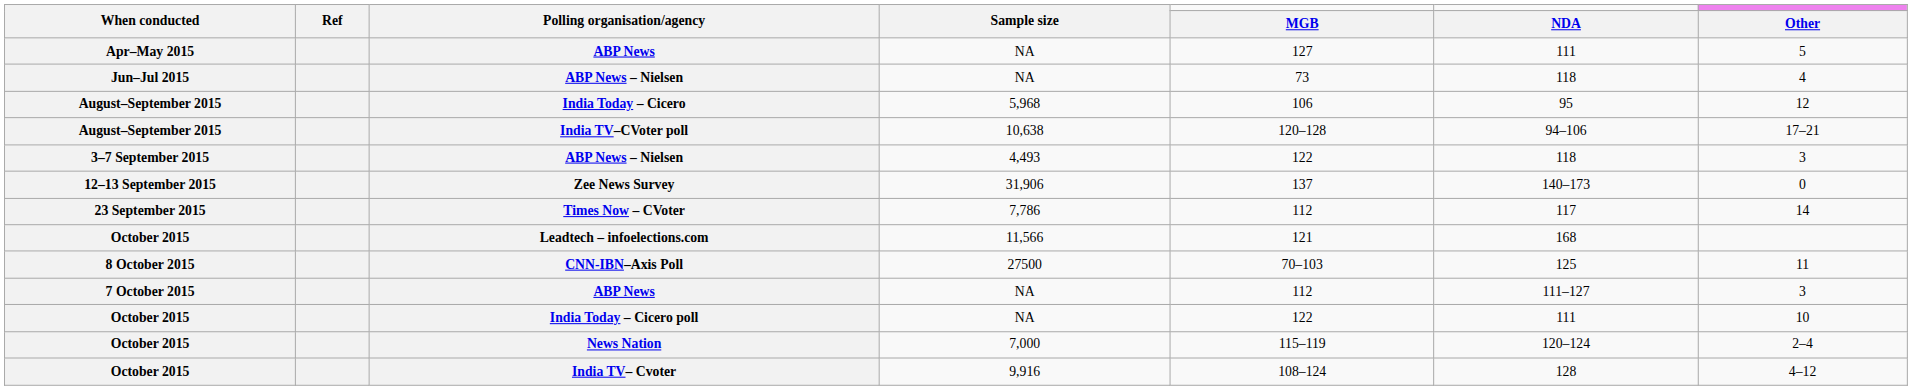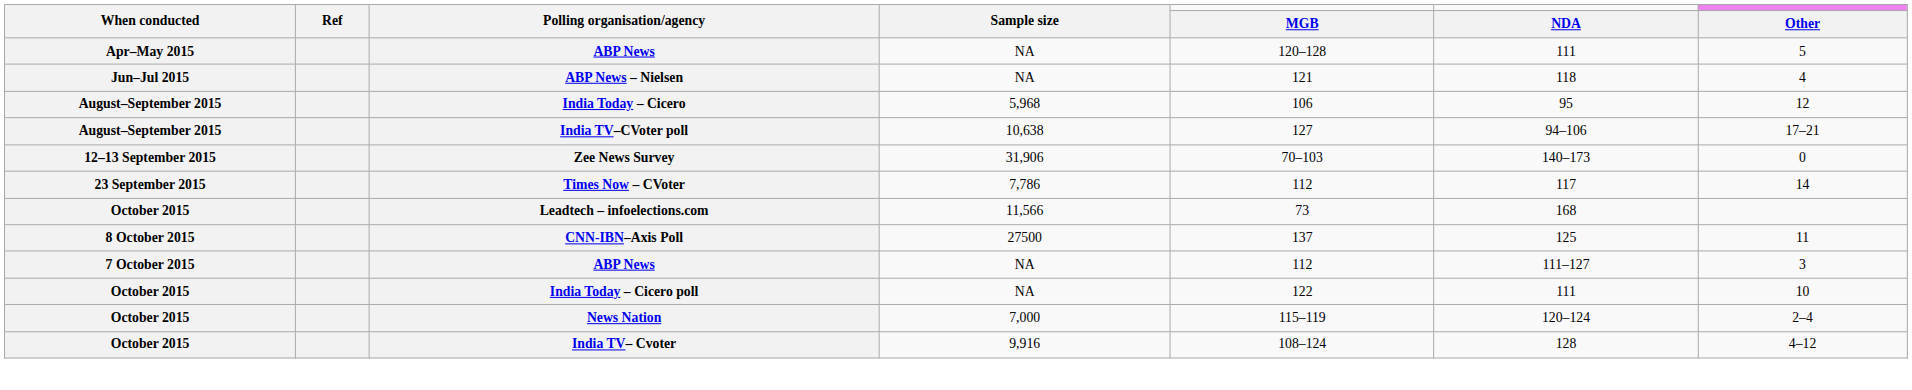(1302, 50) 127 -> (1302, 50) 120–128
(1302, 77) 73 -> (1302, 77) 121
(1302, 130) 120–128 -> (1302, 130) 127
- row: (150, 157)
(1302, 184) 137 -> (1302, 157) 70–103
(1302, 237) 121 -> (1302, 210) 73
(1302, 264) 70–103 -> (1302, 237) 137
